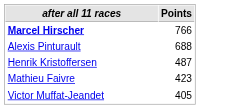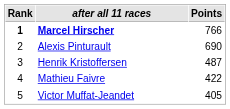+ column: (20, 13)
(183, 47) 688 -> (214, 47) 690
(183, 79) 423 -> (214, 79) 422
